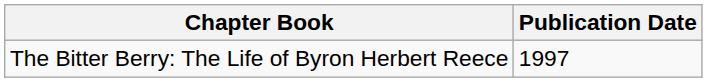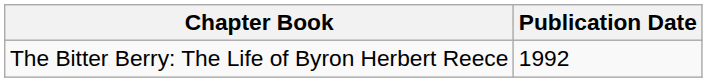(544, 58) 1997 -> (544, 58) 1992
